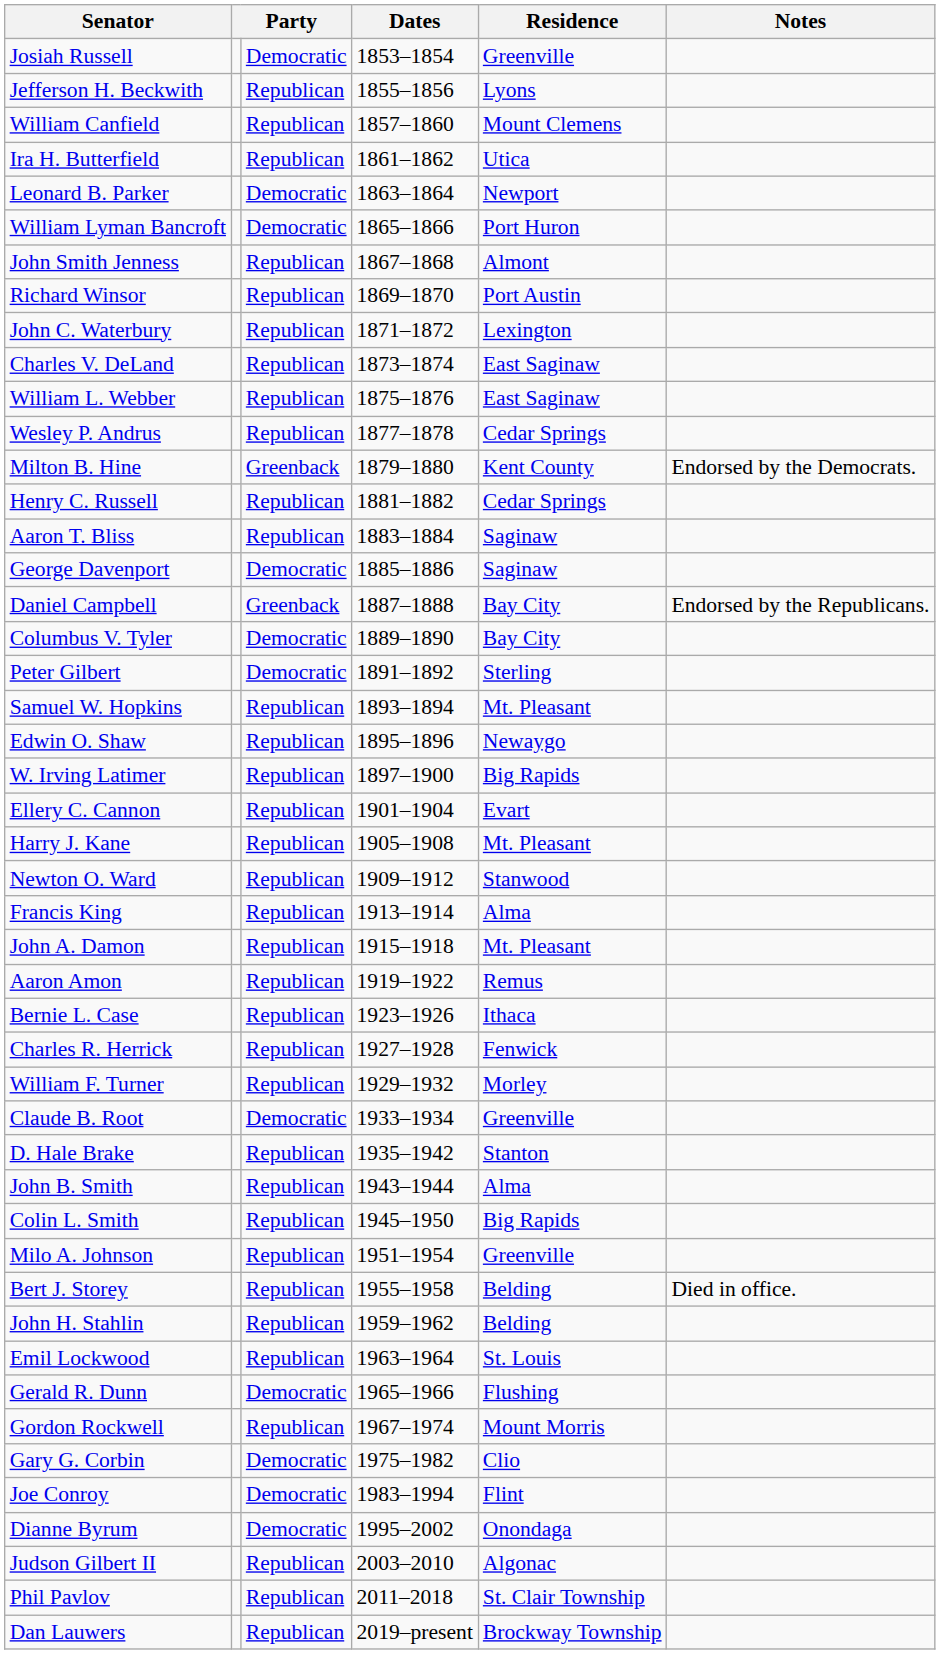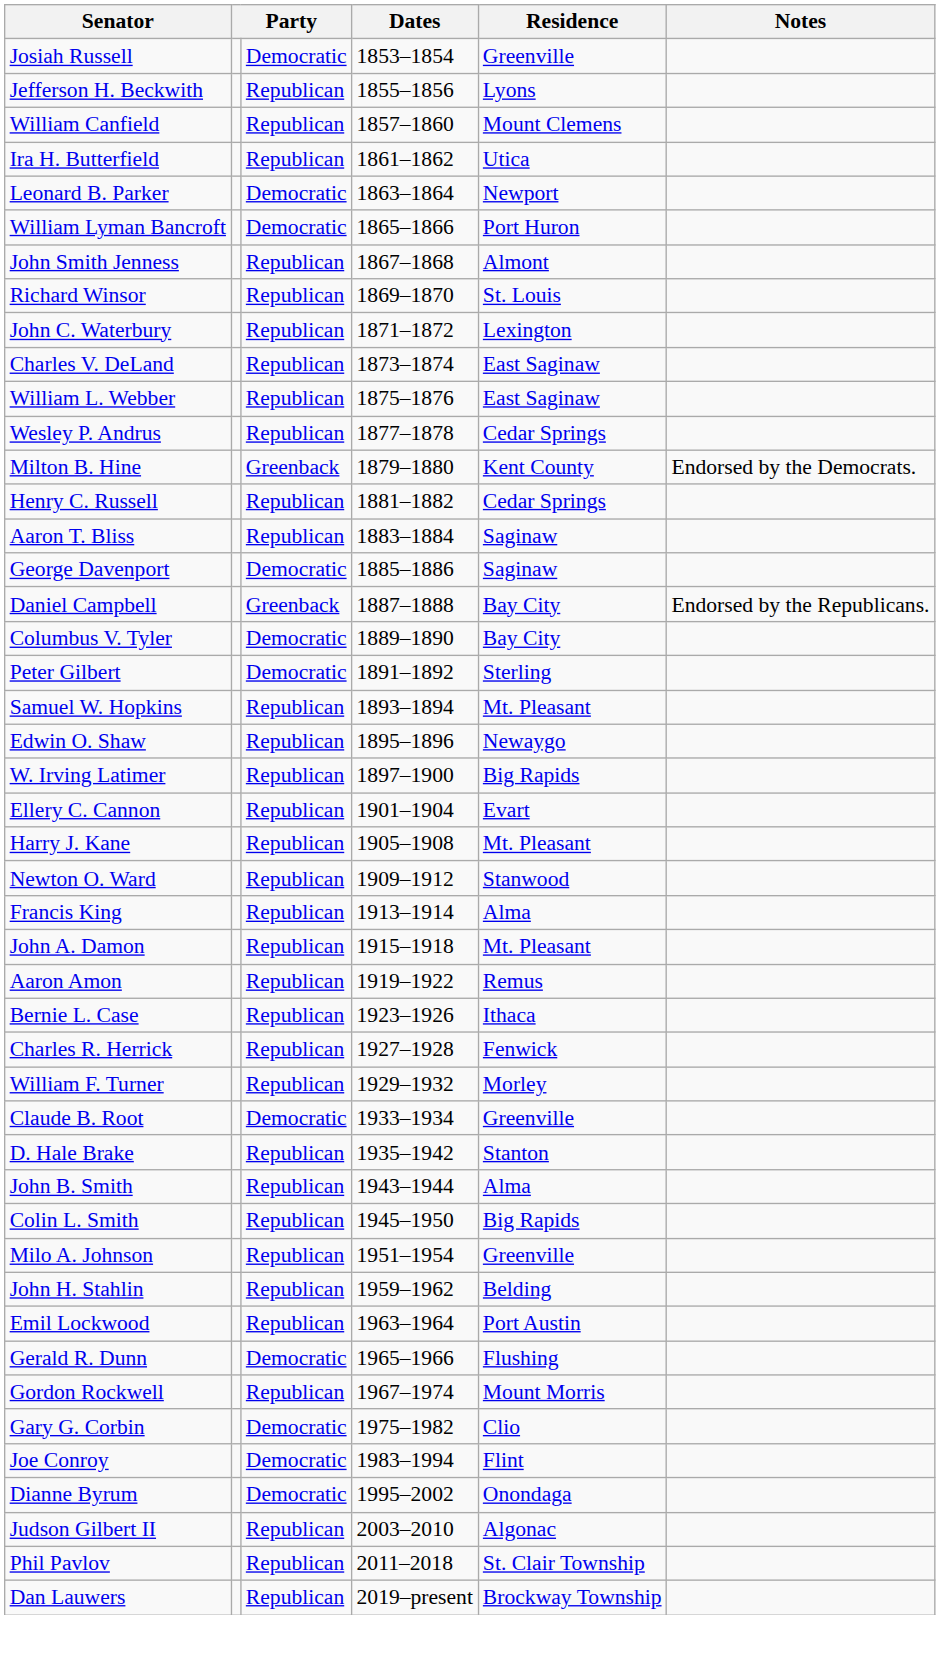(532, 295) Port Austin -> (522, 295) St. Louis
- row: (69, 1289)
(522, 1357) St. Louis -> (532, 1323) Port Austin
